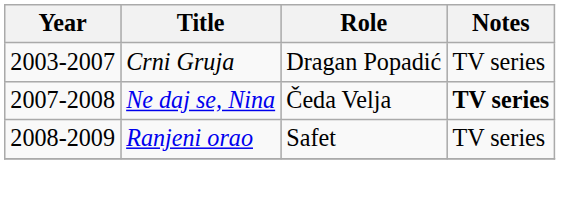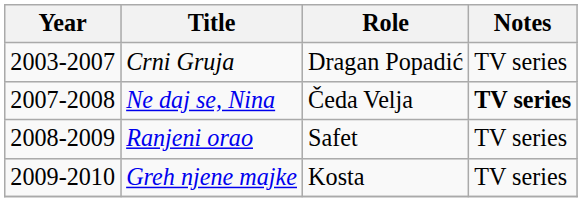+ row: (212, 176)
